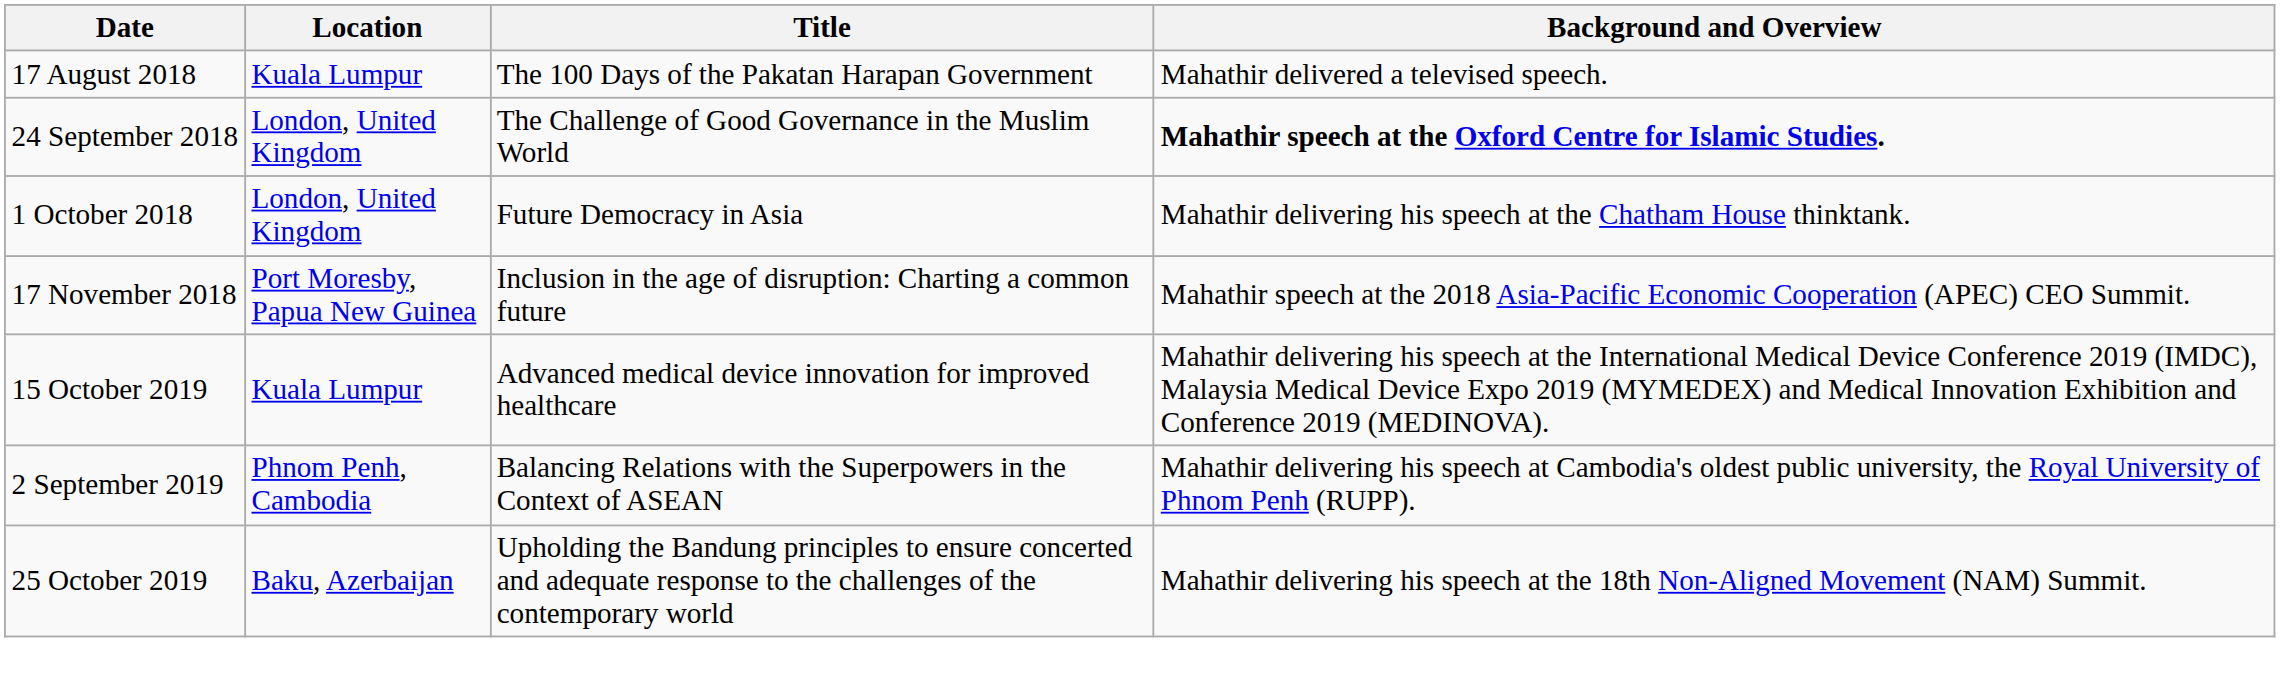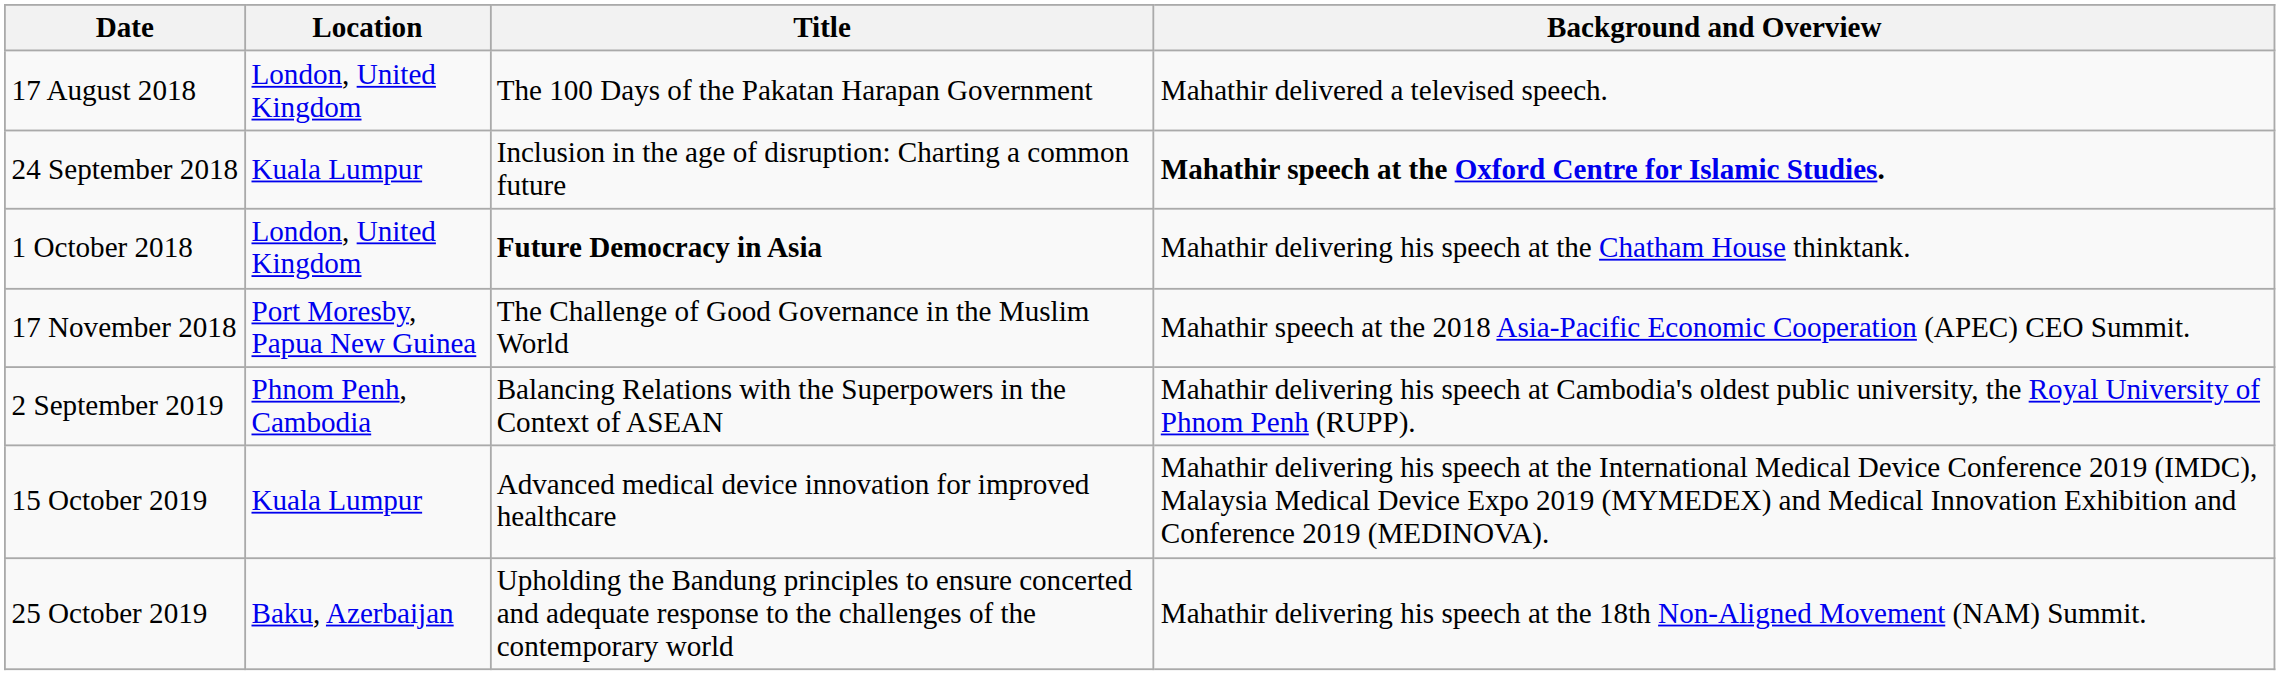(337, 73) Kuala Lumpur -> (344, 90) London, United Kingdom
(344, 136) London, United Kingdom -> (337, 169) Kuala Lumpur
(793, 136) The Challenge of Good Governance in the Muslim World -> (813, 169) Inclusion in the age of disruption: Charting a common future
(650, 215) normal -> (659, 248) bold
(813, 294) Inclusion in the age of disruption: Charting a common future -> (793, 326) The Challenge of Good Governance in the Muslim World
rows swapped: (118, 484) <-> (109, 389)
